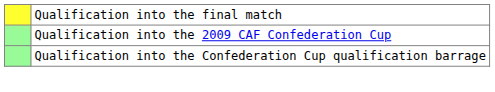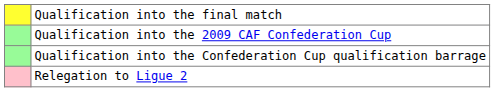+ row: (111, 77)
